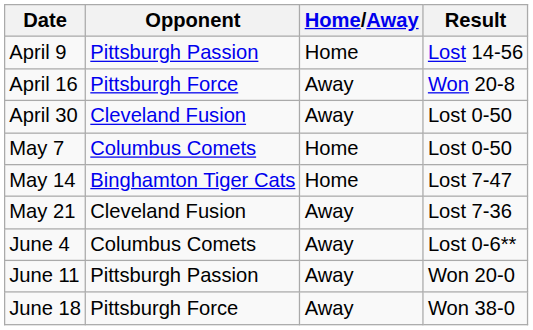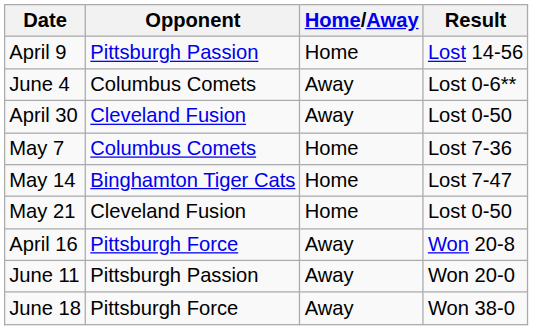rows swapped: (43, 84) <-> (40, 244)
(470, 148) Lost 0-50 -> (470, 148) Lost 7-36
(329, 212) Away -> (332, 212) Home
(470, 212) Lost 7-36 -> (470, 212) Lost 0-50
